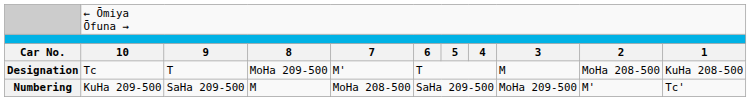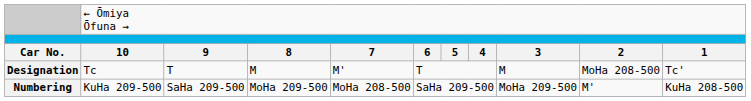(289, 70) MoHa 209-500 -> (253, 70) M
(704, 70) KuHa 208-500 -> (675, 70) Tc'
(253, 88) M -> (289, 88) MoHa 209-500
(675, 88) Tc' -> (704, 88) KuHa 208-500
